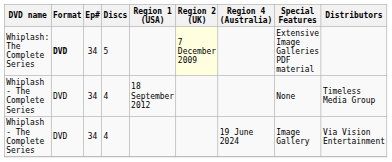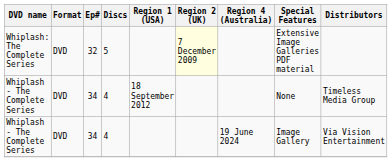(60, 51) bold -> (60, 51) normal
(93, 51) 34 -> (93, 51) 32
